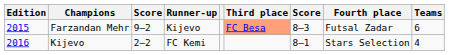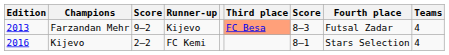(18, 27) 2015 -> (18, 27) 2013
(417, 27) 6 -> (417, 27) 4
